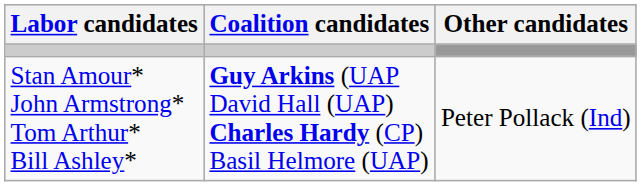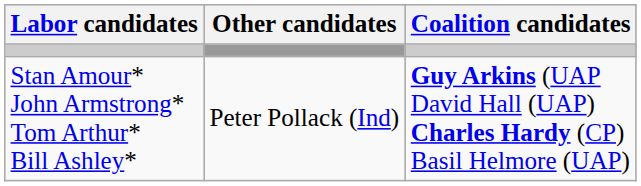columns swapped: (319, 24) <-> (536, 24)
